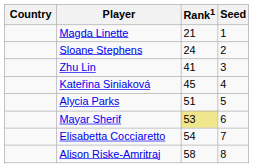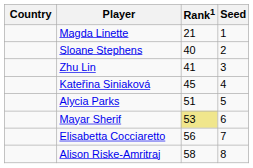(190, 50) 24 -> (190, 50) 40
(190, 136) 54 -> (190, 136) 56
